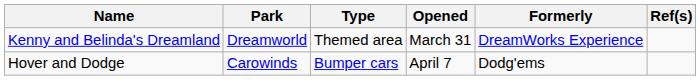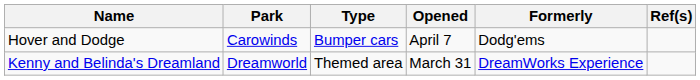rows swapped: (66, 63) <-> (114, 39)
